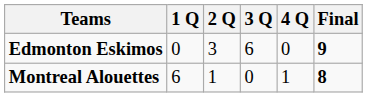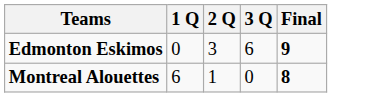- column: (295, 19)
